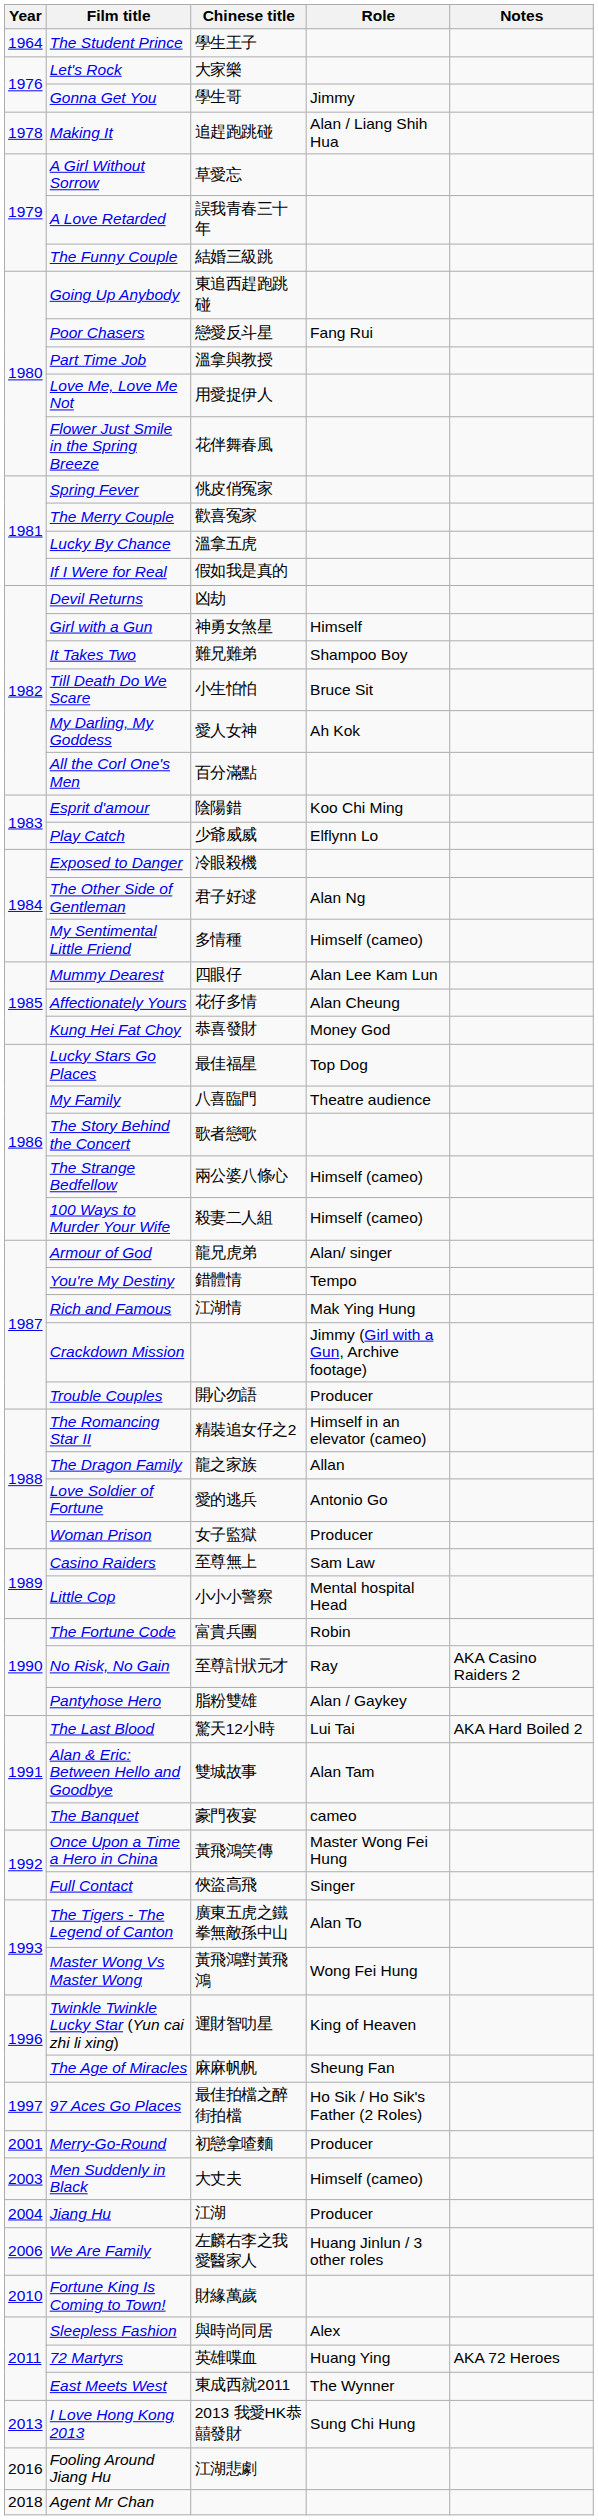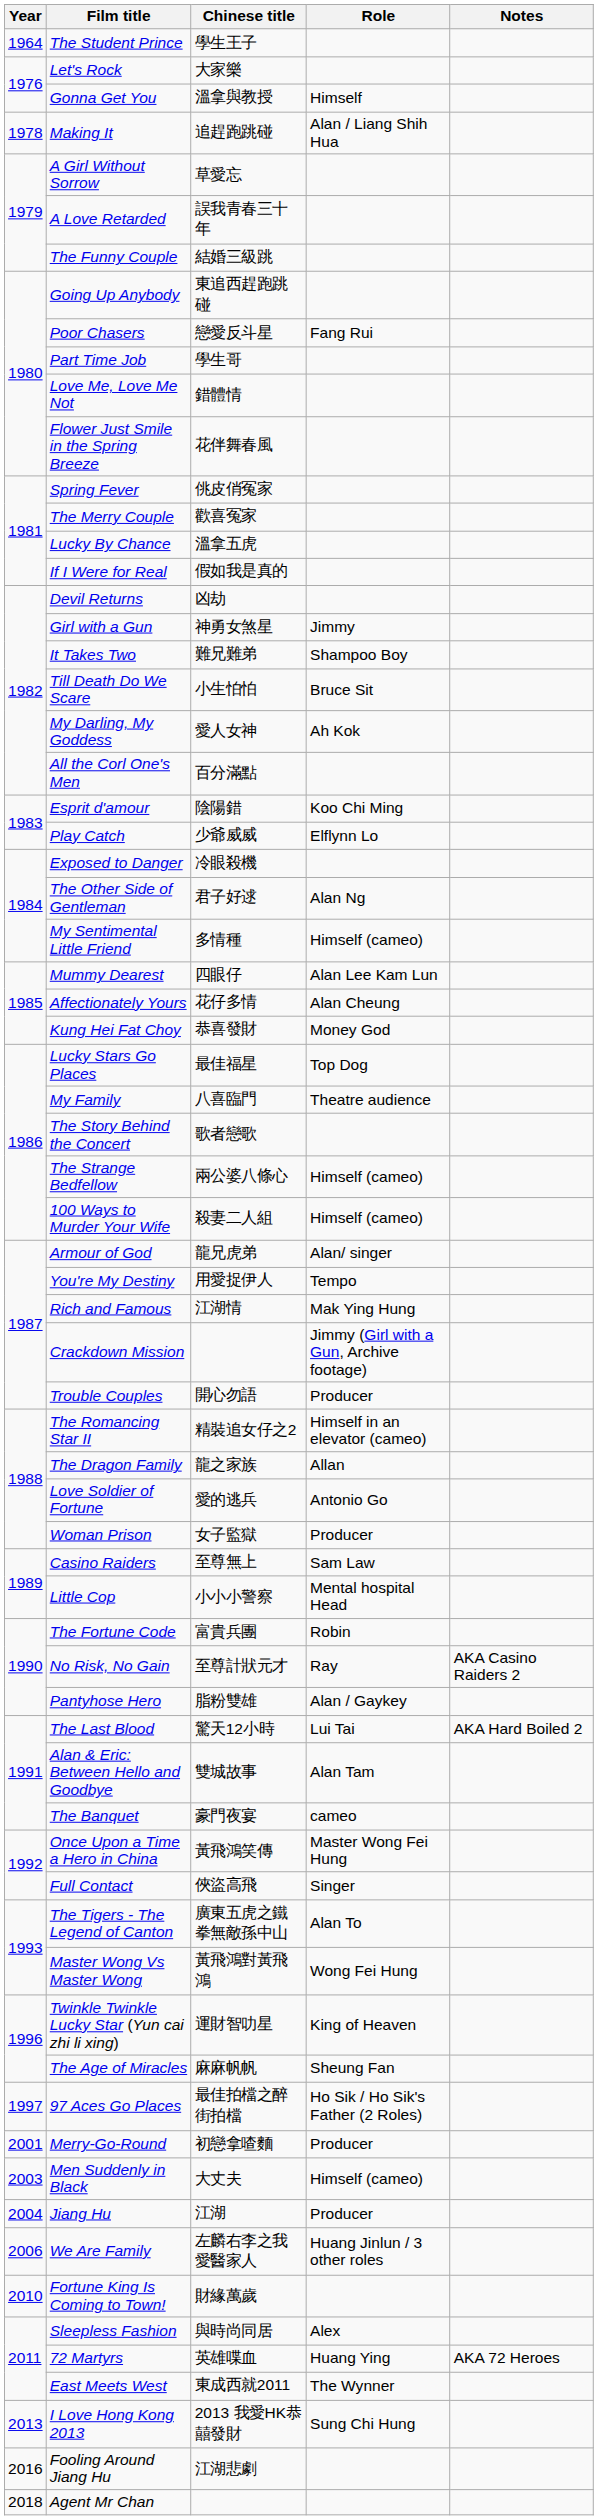(218, 97) 學生哥 -> (233, 97) 溫拿與教授
(332, 97) Jimmy -> (336, 97) Himself
(233, 359) 溫拿與教授 -> (218, 359) 學生哥
(233, 394) 用愛捉伊人 -> (218, 394) 錯體情
(336, 627) Himself -> (332, 627) Jimmy
(218, 1280) 錯體情 -> (233, 1280) 用愛捉伊人
